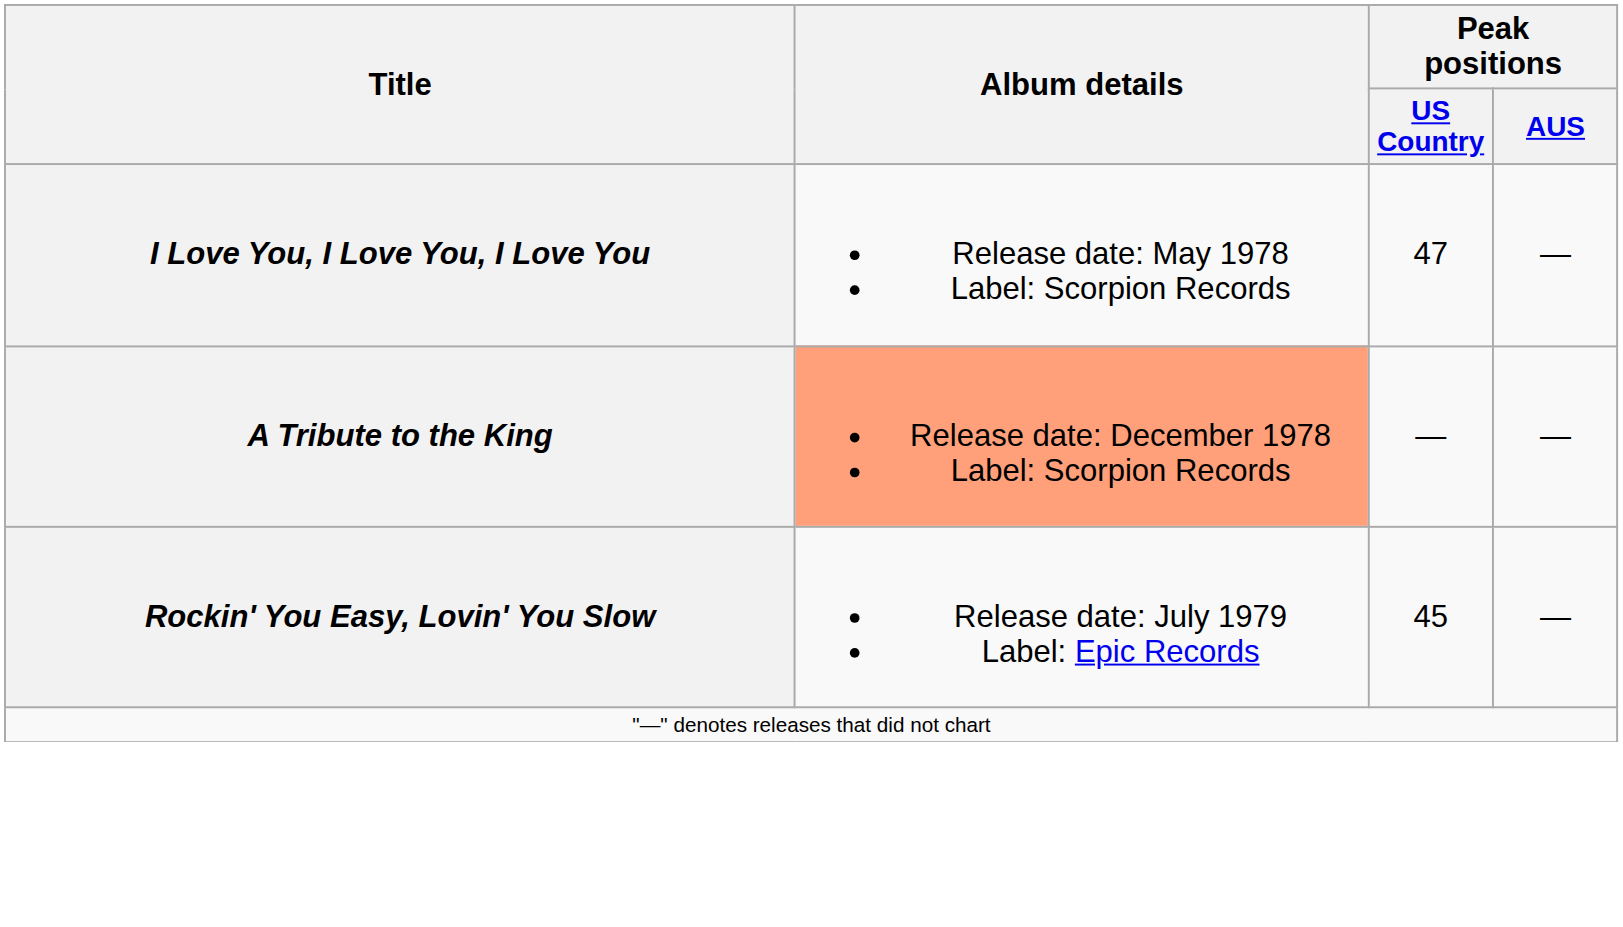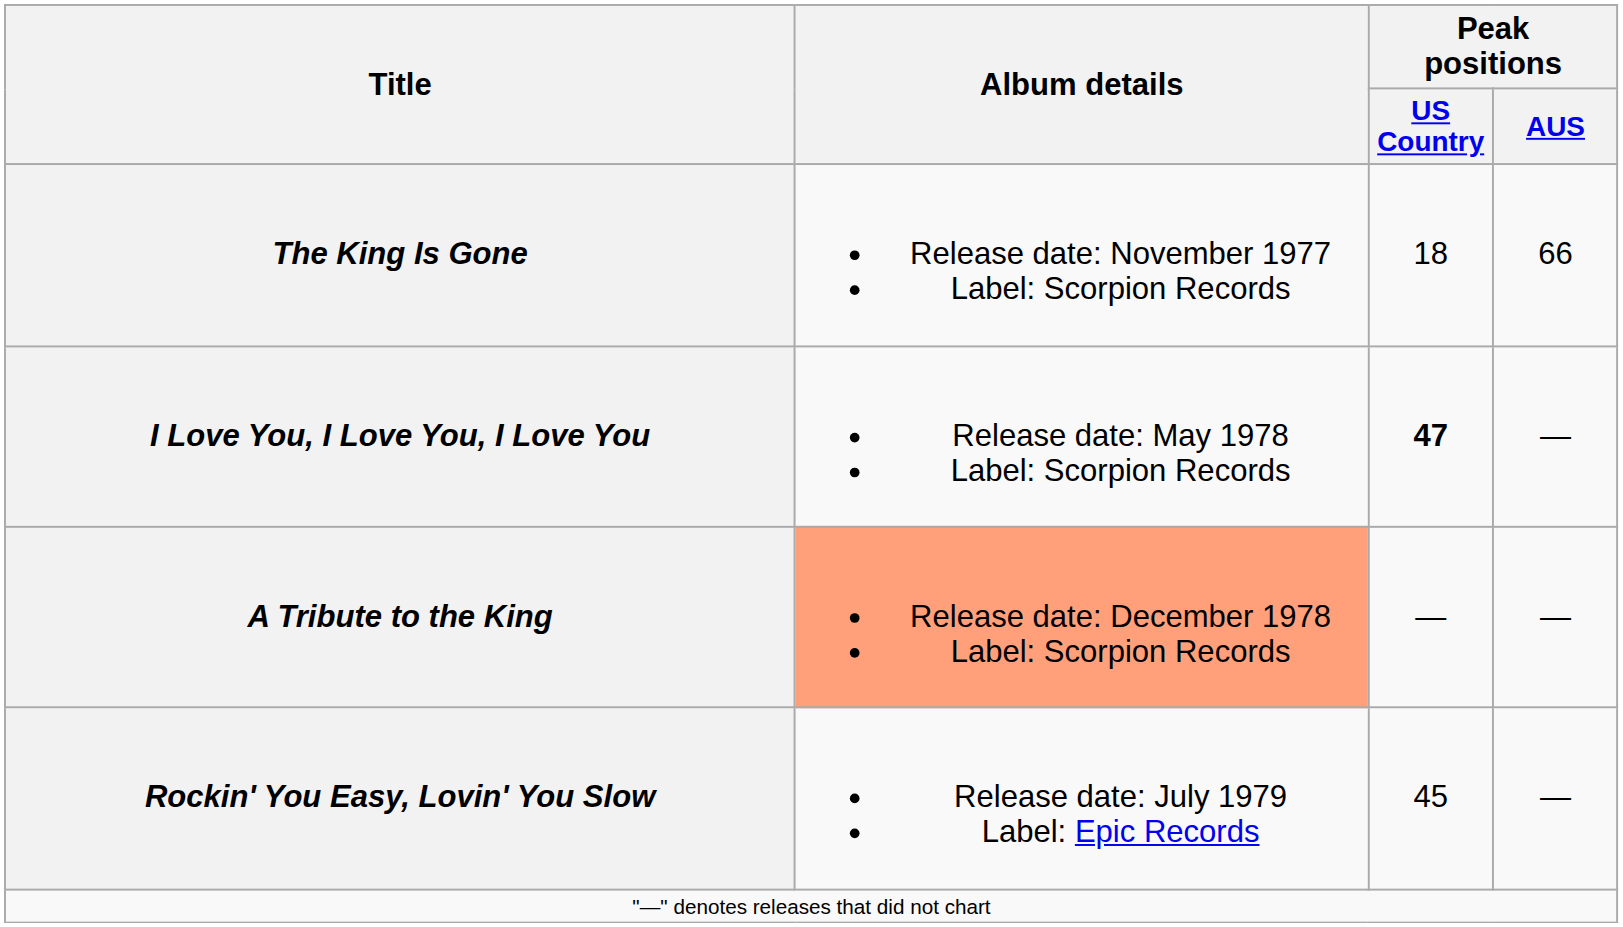+ row: (400, 254)
(1431, 254) normal -> (1431, 435) bold
